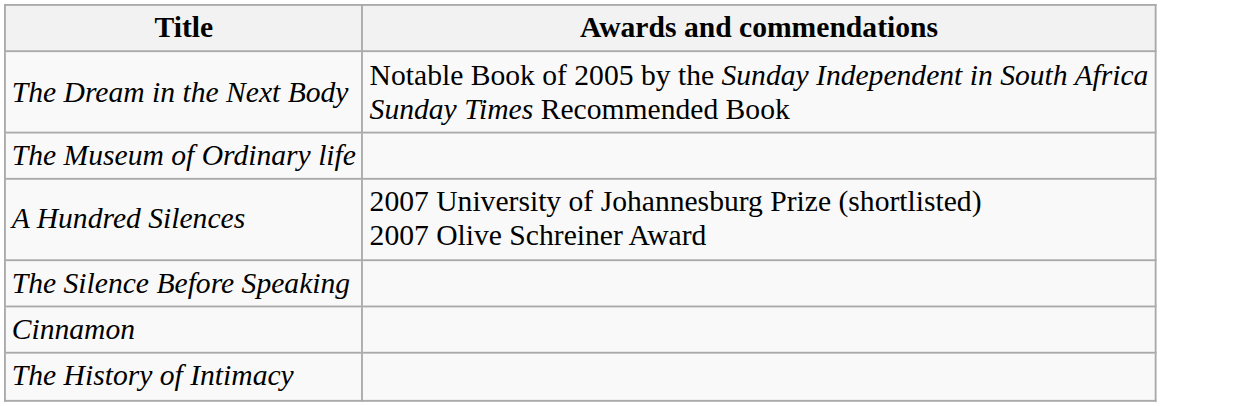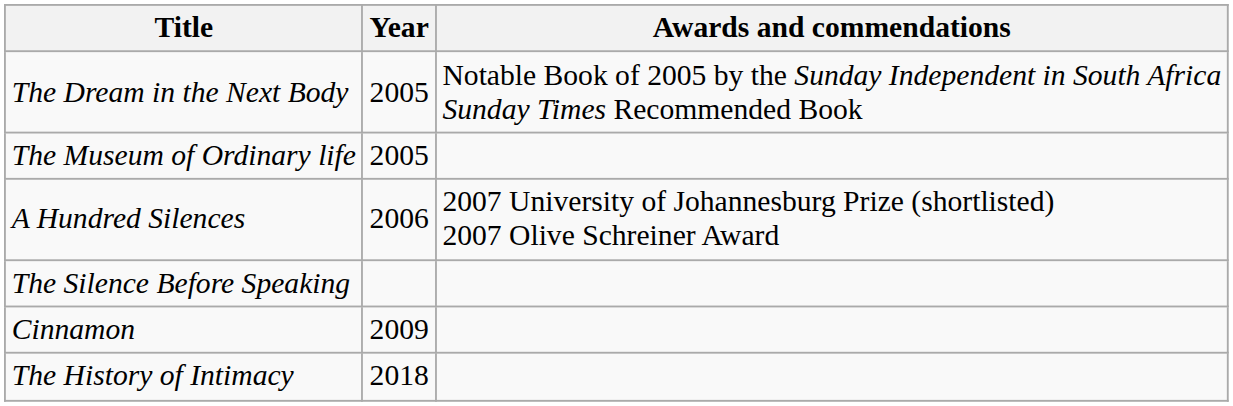+ column: (399, 27)
